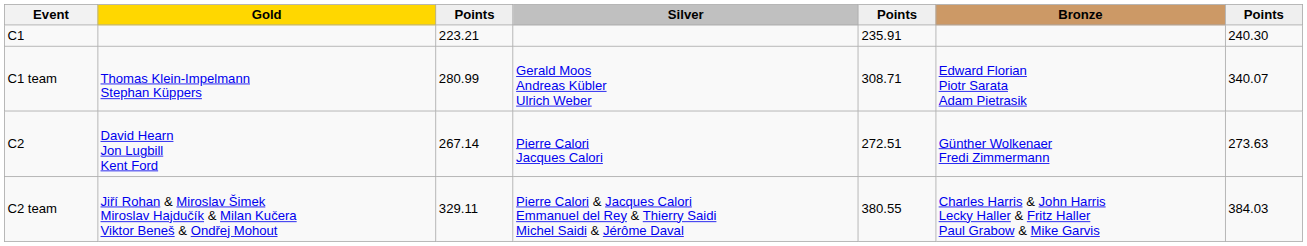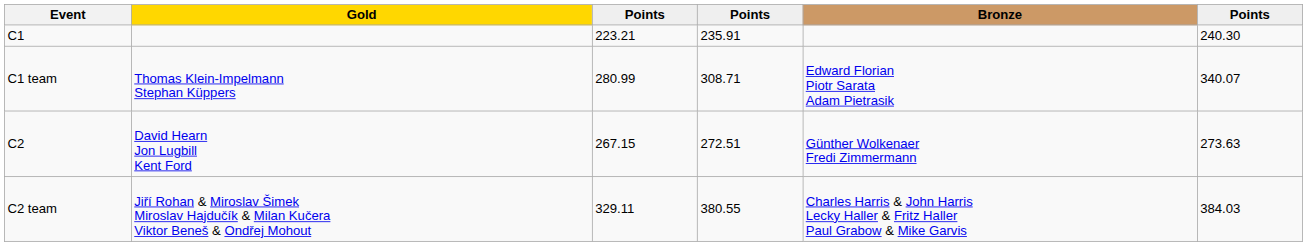- column: (686, 14)
(459, 143) 267.14 -> (615, 143) 267.15
